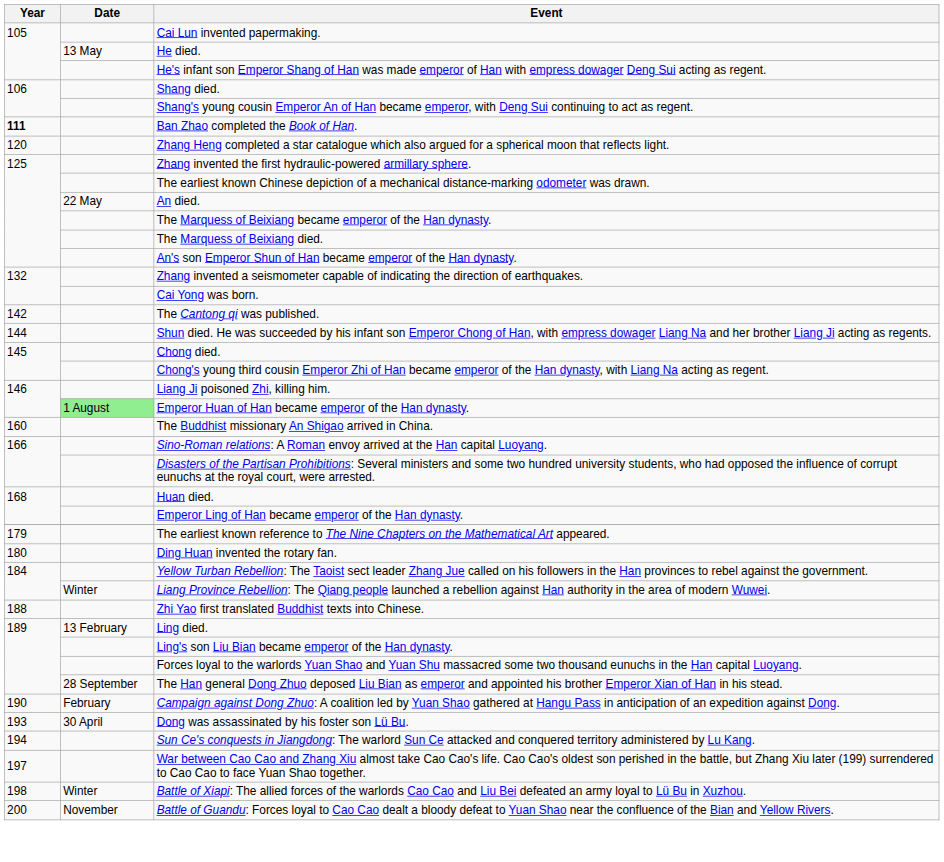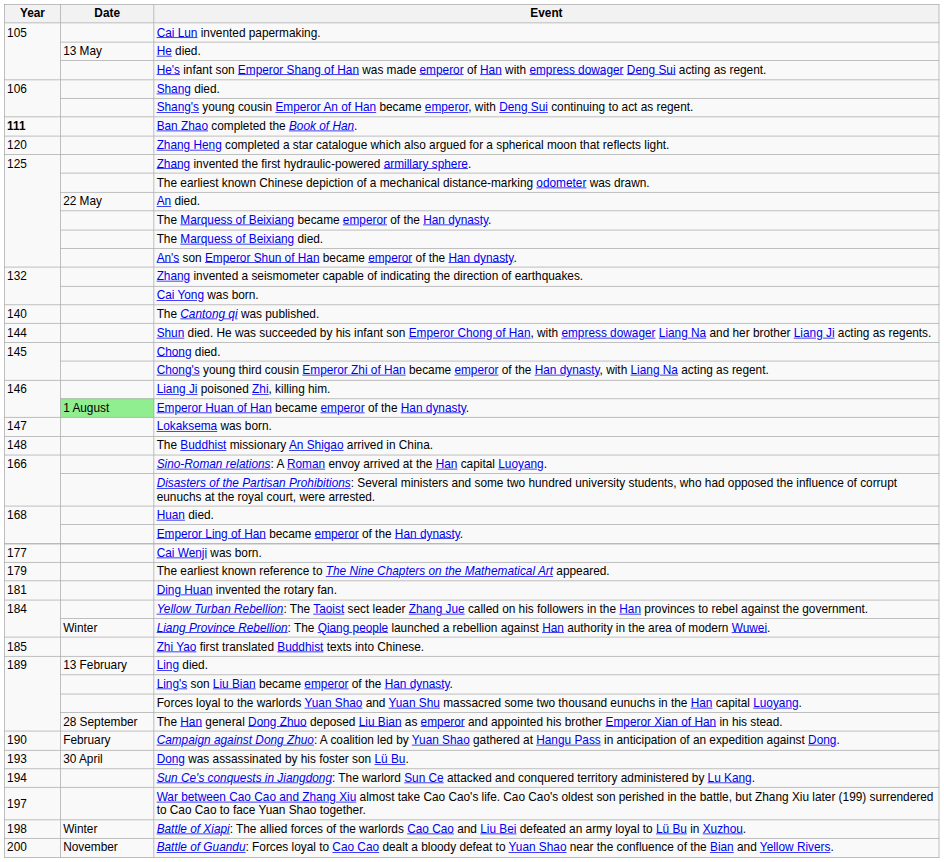(17, 314) 142 -> (17, 314) 140
+ row: (214, 426)
(17, 426) 160 -> (17, 445) 148
+ row: (209, 552)
(17, 552) 180 -> (17, 590) 181
(17, 609) 188 -> (17, 646) 185
